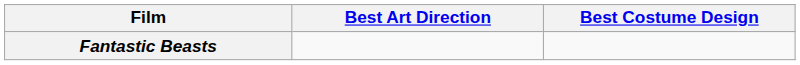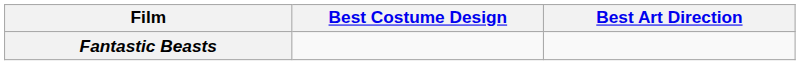columns swapped: (418, 18) <-> (669, 18)
